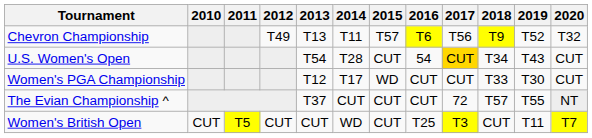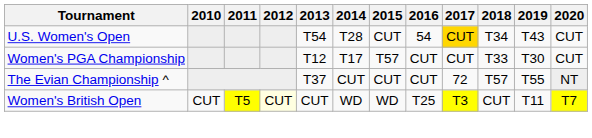- row: (78, 37)
(387, 80) WD -> (387, 58) T57
(278, 122) no background -> (278, 101) lightyellow background
(387, 122) CUT -> (387, 101) WD
